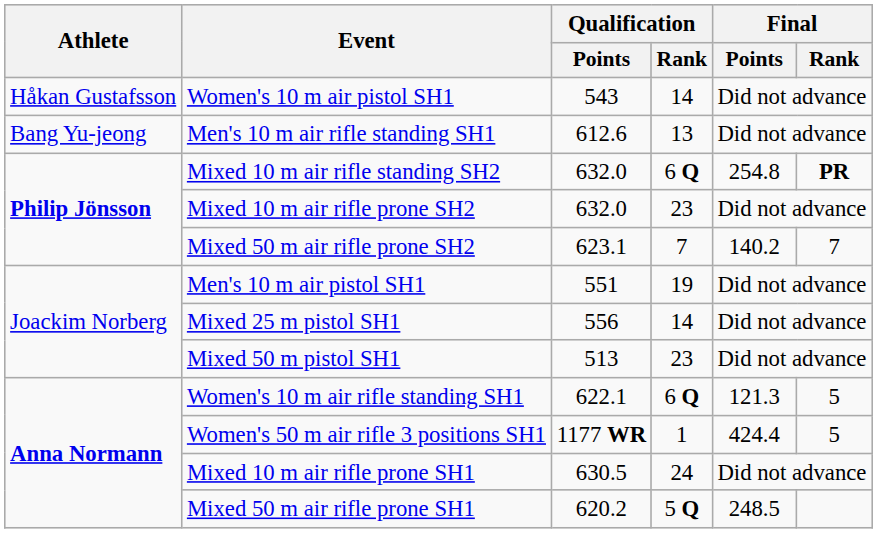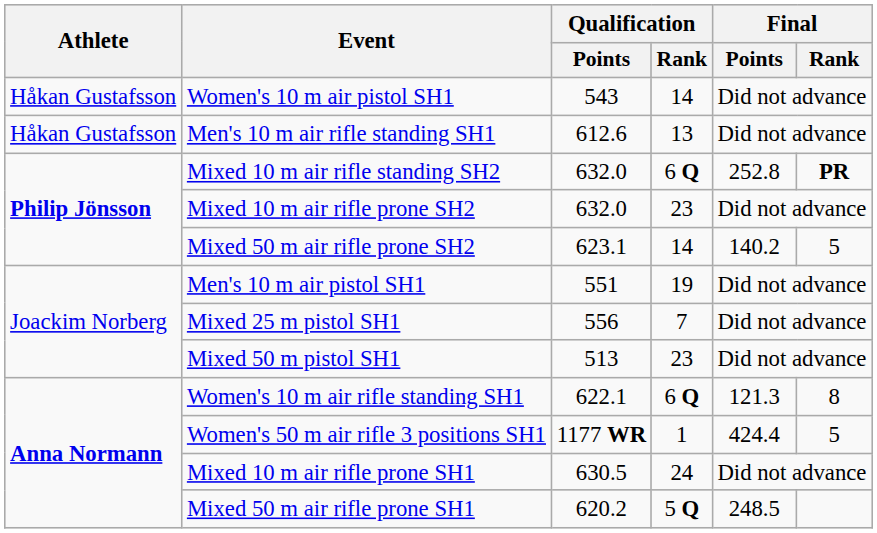(78, 134) Bang Yu-jeong -> (93, 134) Håkan Gustafsson
(754, 171) 254.8 -> (754, 171) 252.8
(682, 246) 7 -> (682, 246) 14
(834, 246) 7 -> (834, 246) 5
(682, 321) 14 -> (682, 321) 7
(834, 396) 5 -> (834, 396) 8
